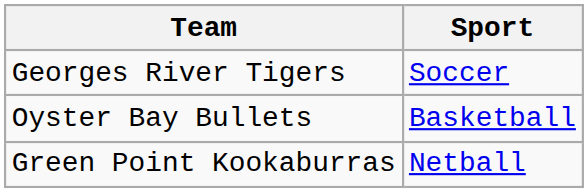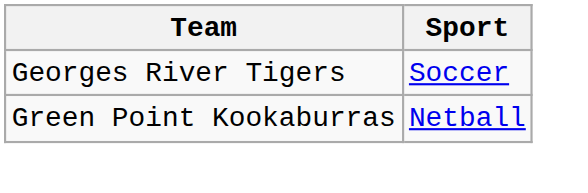- row: (162, 118)
